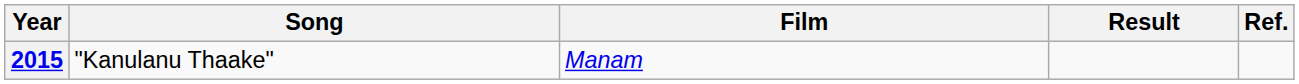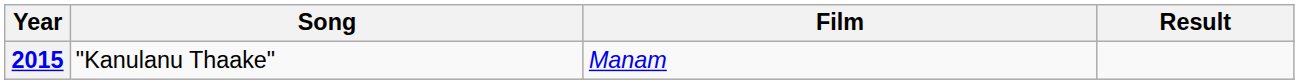- column: (1266, 23)
